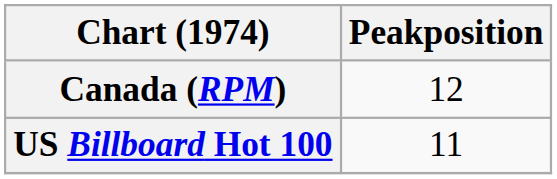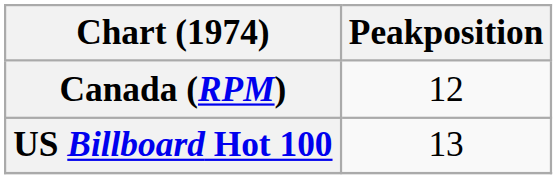(446, 144) 11 -> (446, 144) 13
